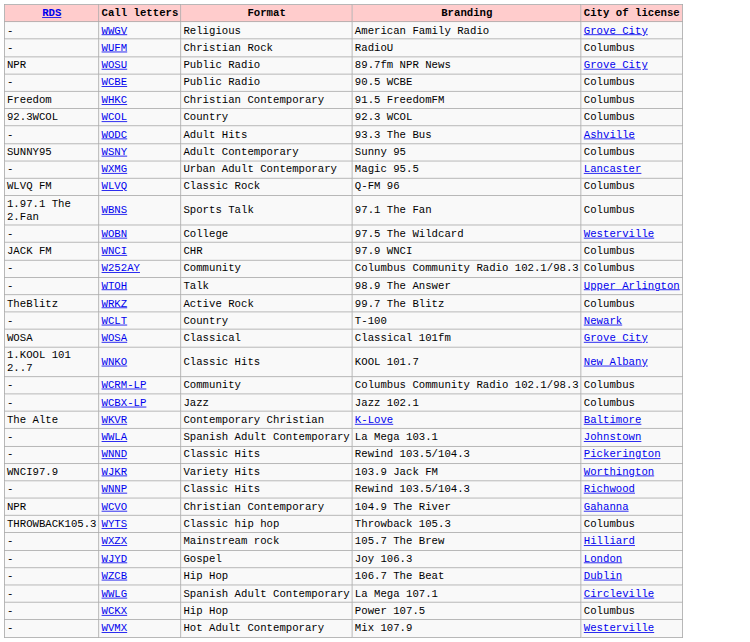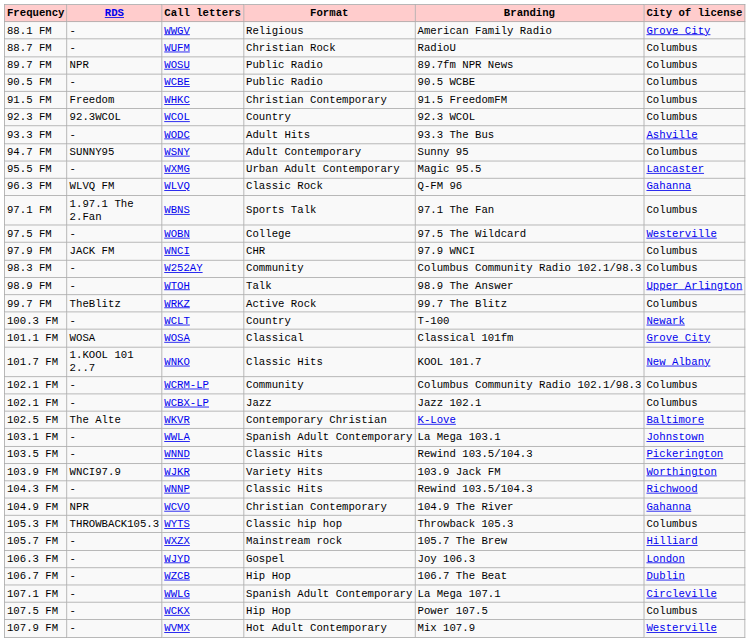+ column: (36, 13)
(616, 65) Grove City -> (672, 65) Columbus
(609, 187) Columbus -> (669, 187) Gahanna
